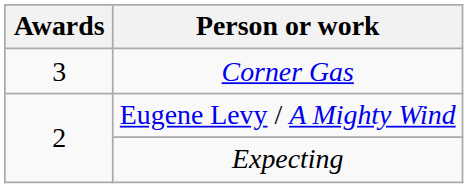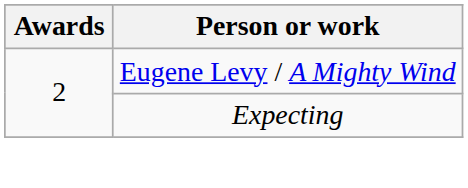- row: (288, 70)
